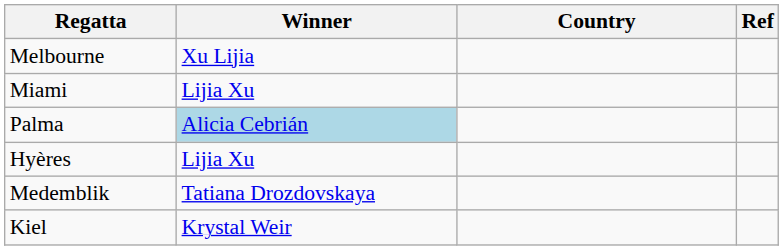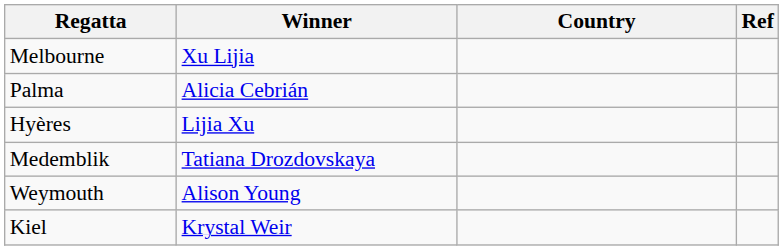- row: (38, 90)
(245, 124) lightblue background -> (245, 90) no background
+ row: (57, 192)
